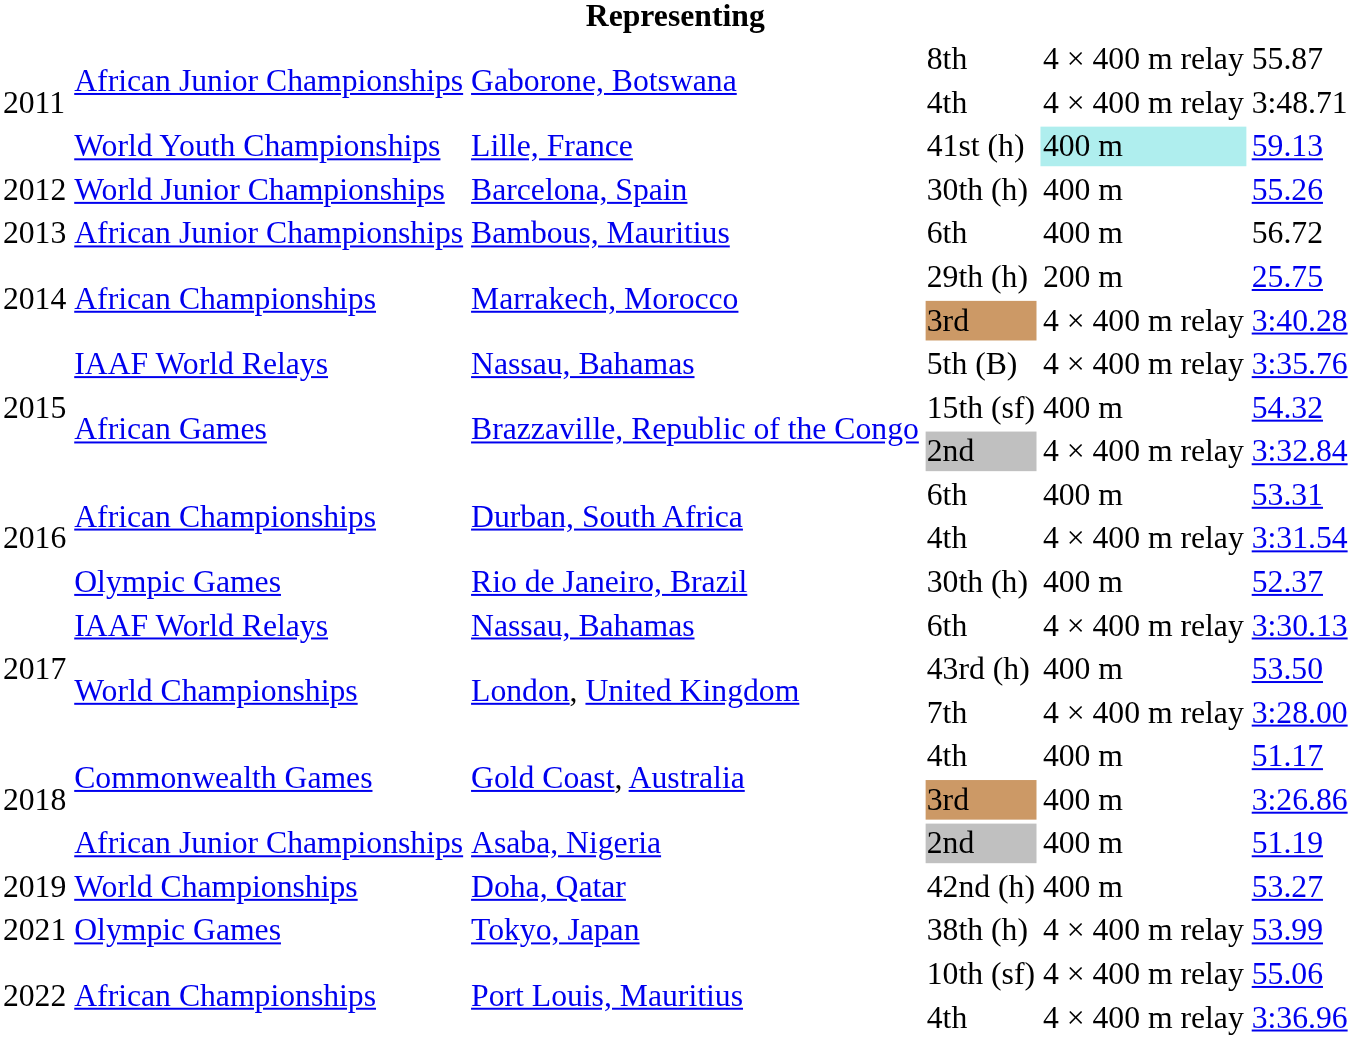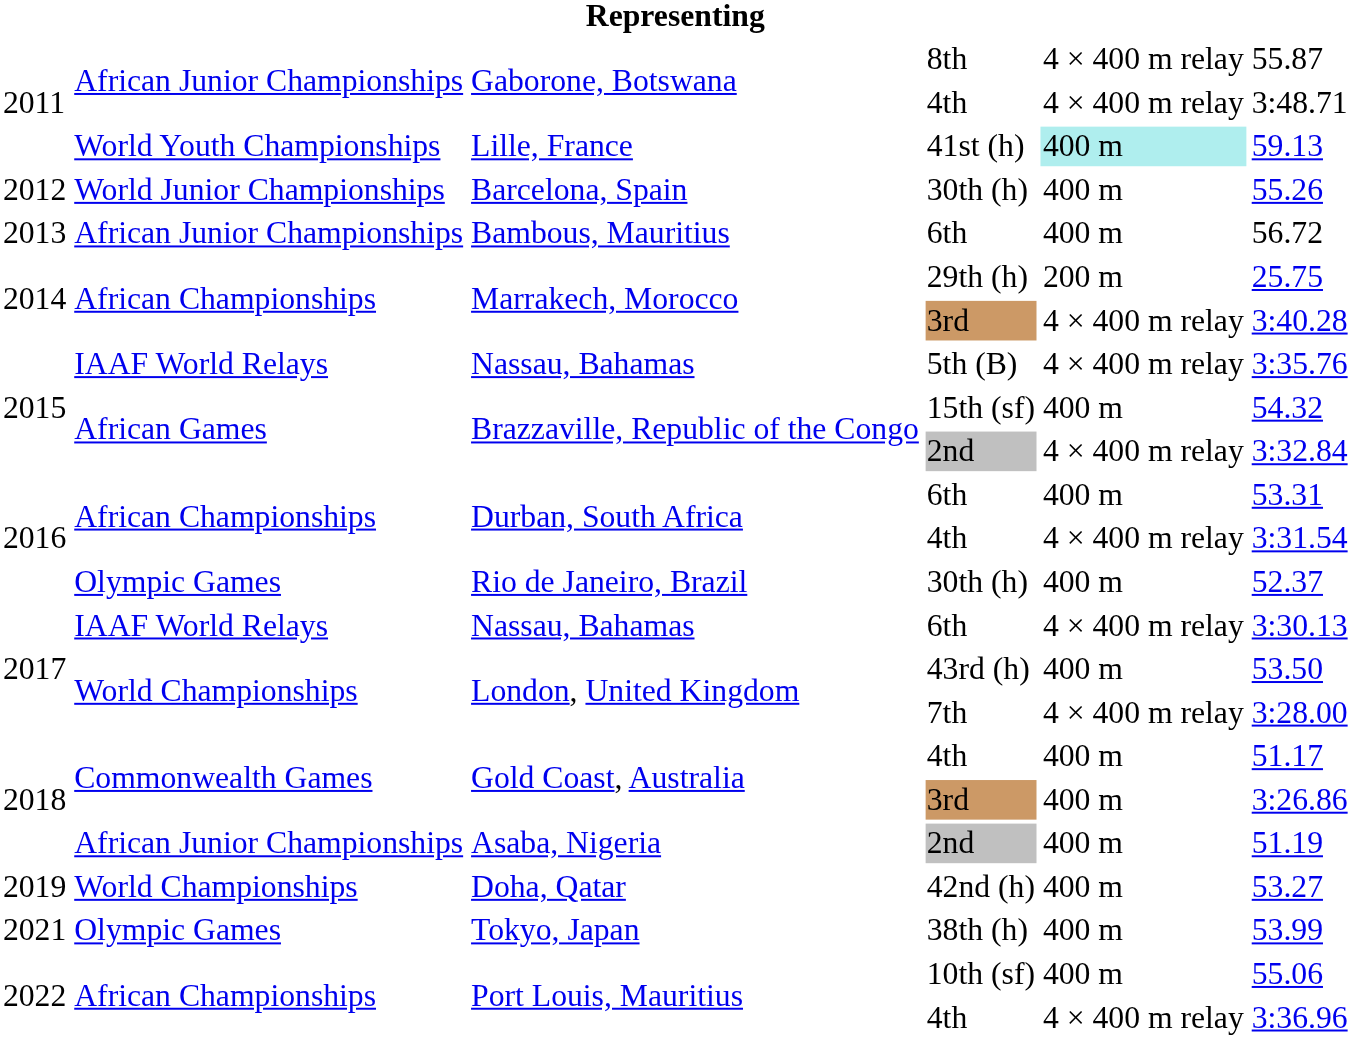(1143, 930) 4 × 400 m relay -> (1083, 930) 400 m
(1143, 973) 4 × 400 m relay -> (1083, 973) 400 m
